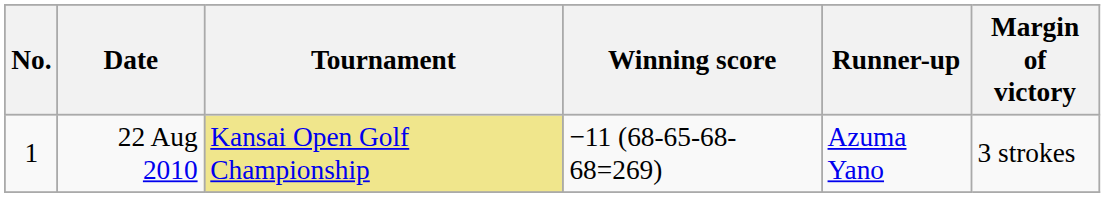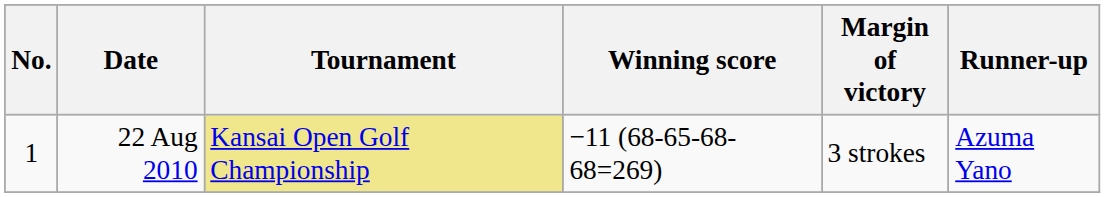columns swapped: (1035, 59) <-> (896, 59)
